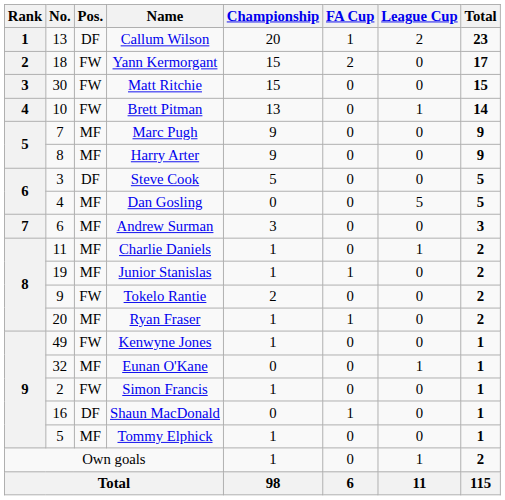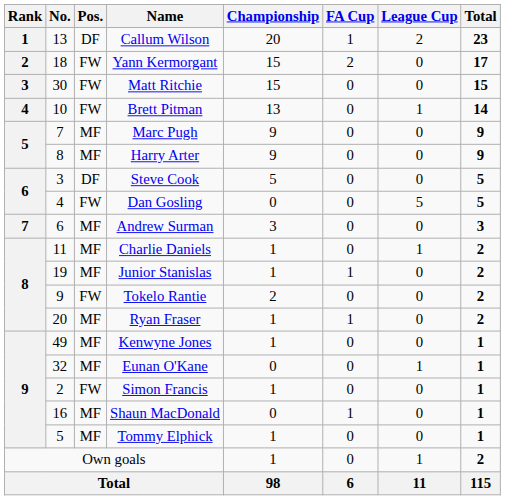(90, 202) MF -> (90, 202) FW
(90, 343) FW -> (90, 343) MF
(90, 413) DF -> (90, 413) MF
